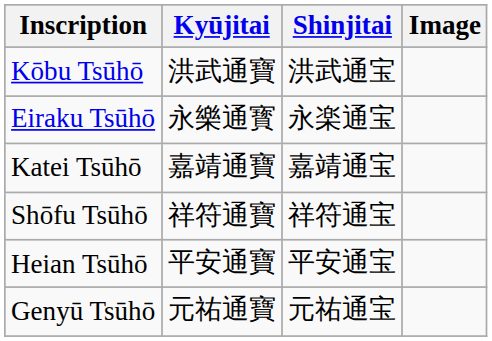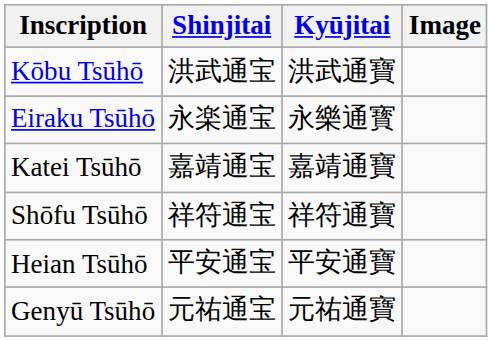columns swapped: (222, 25) <-> (342, 25)
